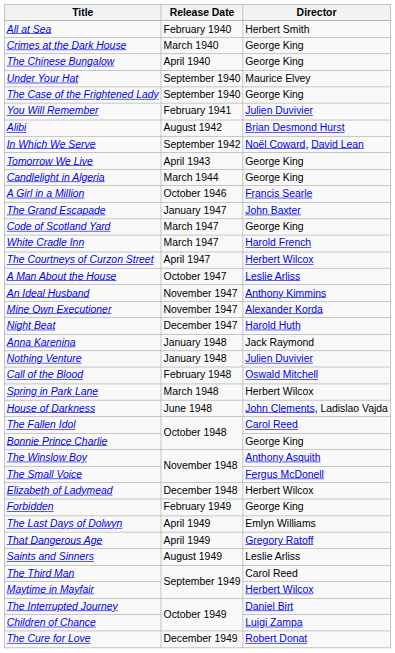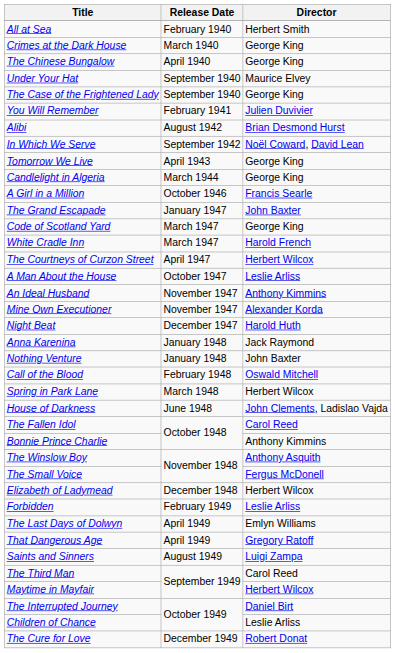(279, 359) Julien Duvivier -> (273, 359) John Baxter
(274, 441) George King -> (286, 441) Anthony Kimmins
(274, 507) George King -> (273, 507) Leslie Arliss
(273, 557) Leslie Arliss -> (274, 557) Luigi Zampa
(274, 623) Luigi Zampa -> (273, 623) Leslie Arliss
